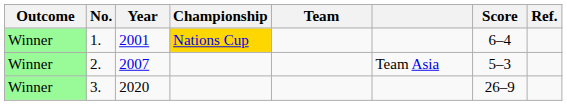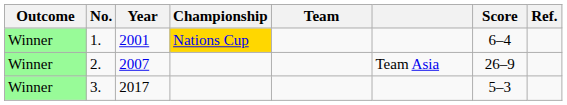(500, 64) 5–3 -> (500, 64) 26–9
(134, 87) 2020 -> (134, 87) 2017
(500, 87) 26–9 -> (500, 87) 5–3
